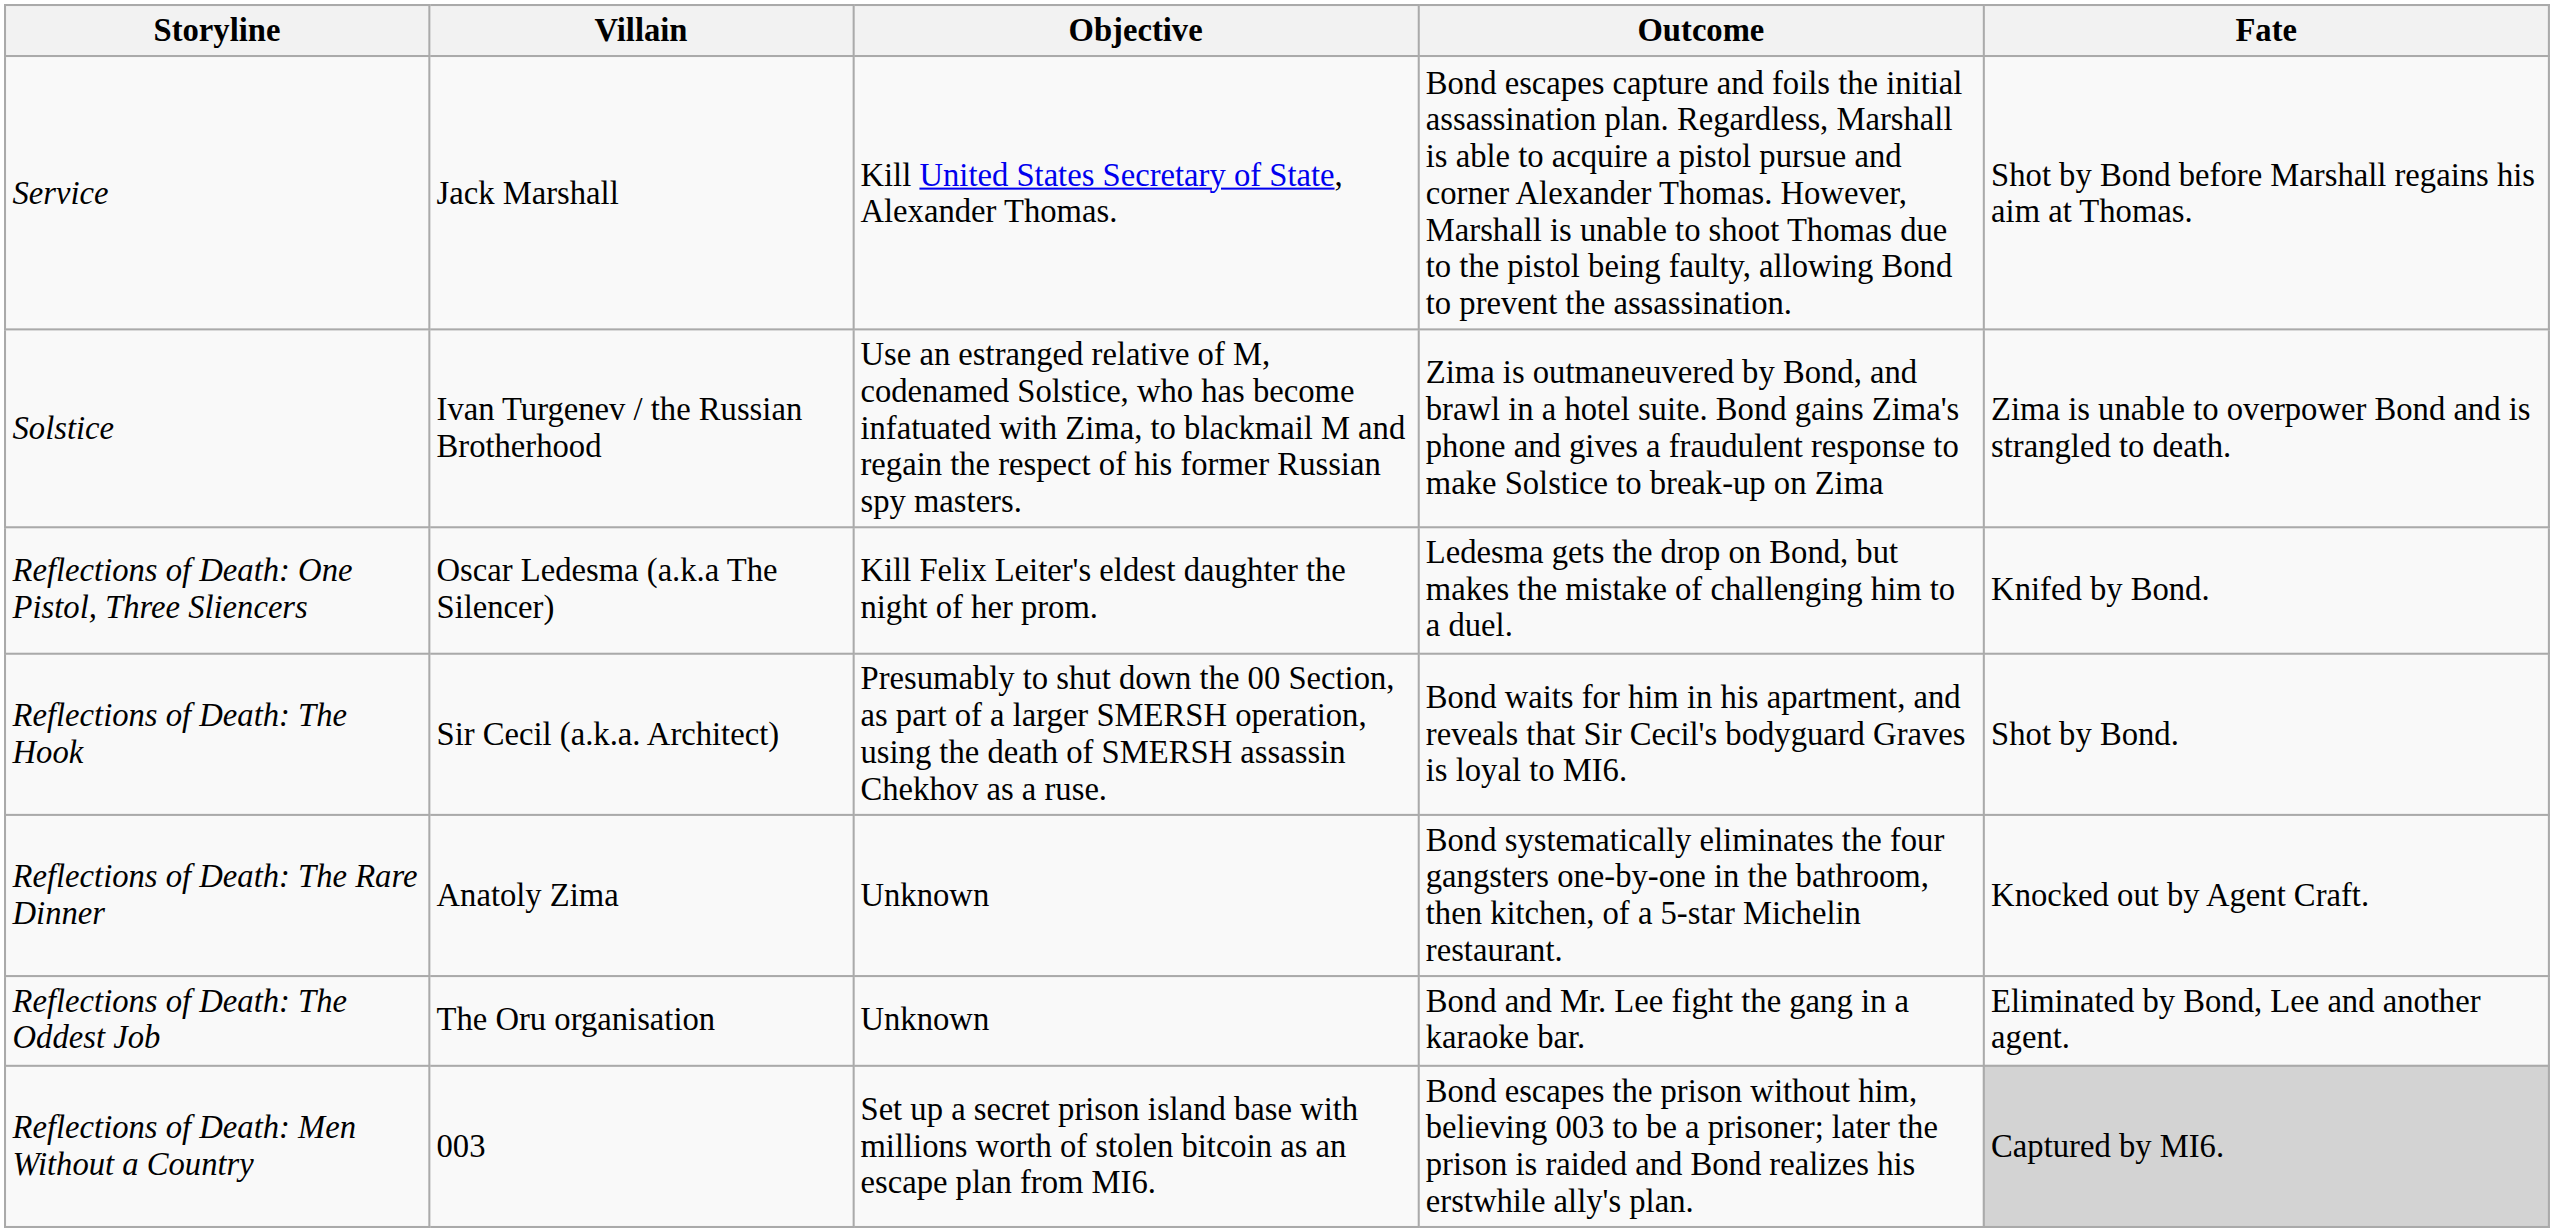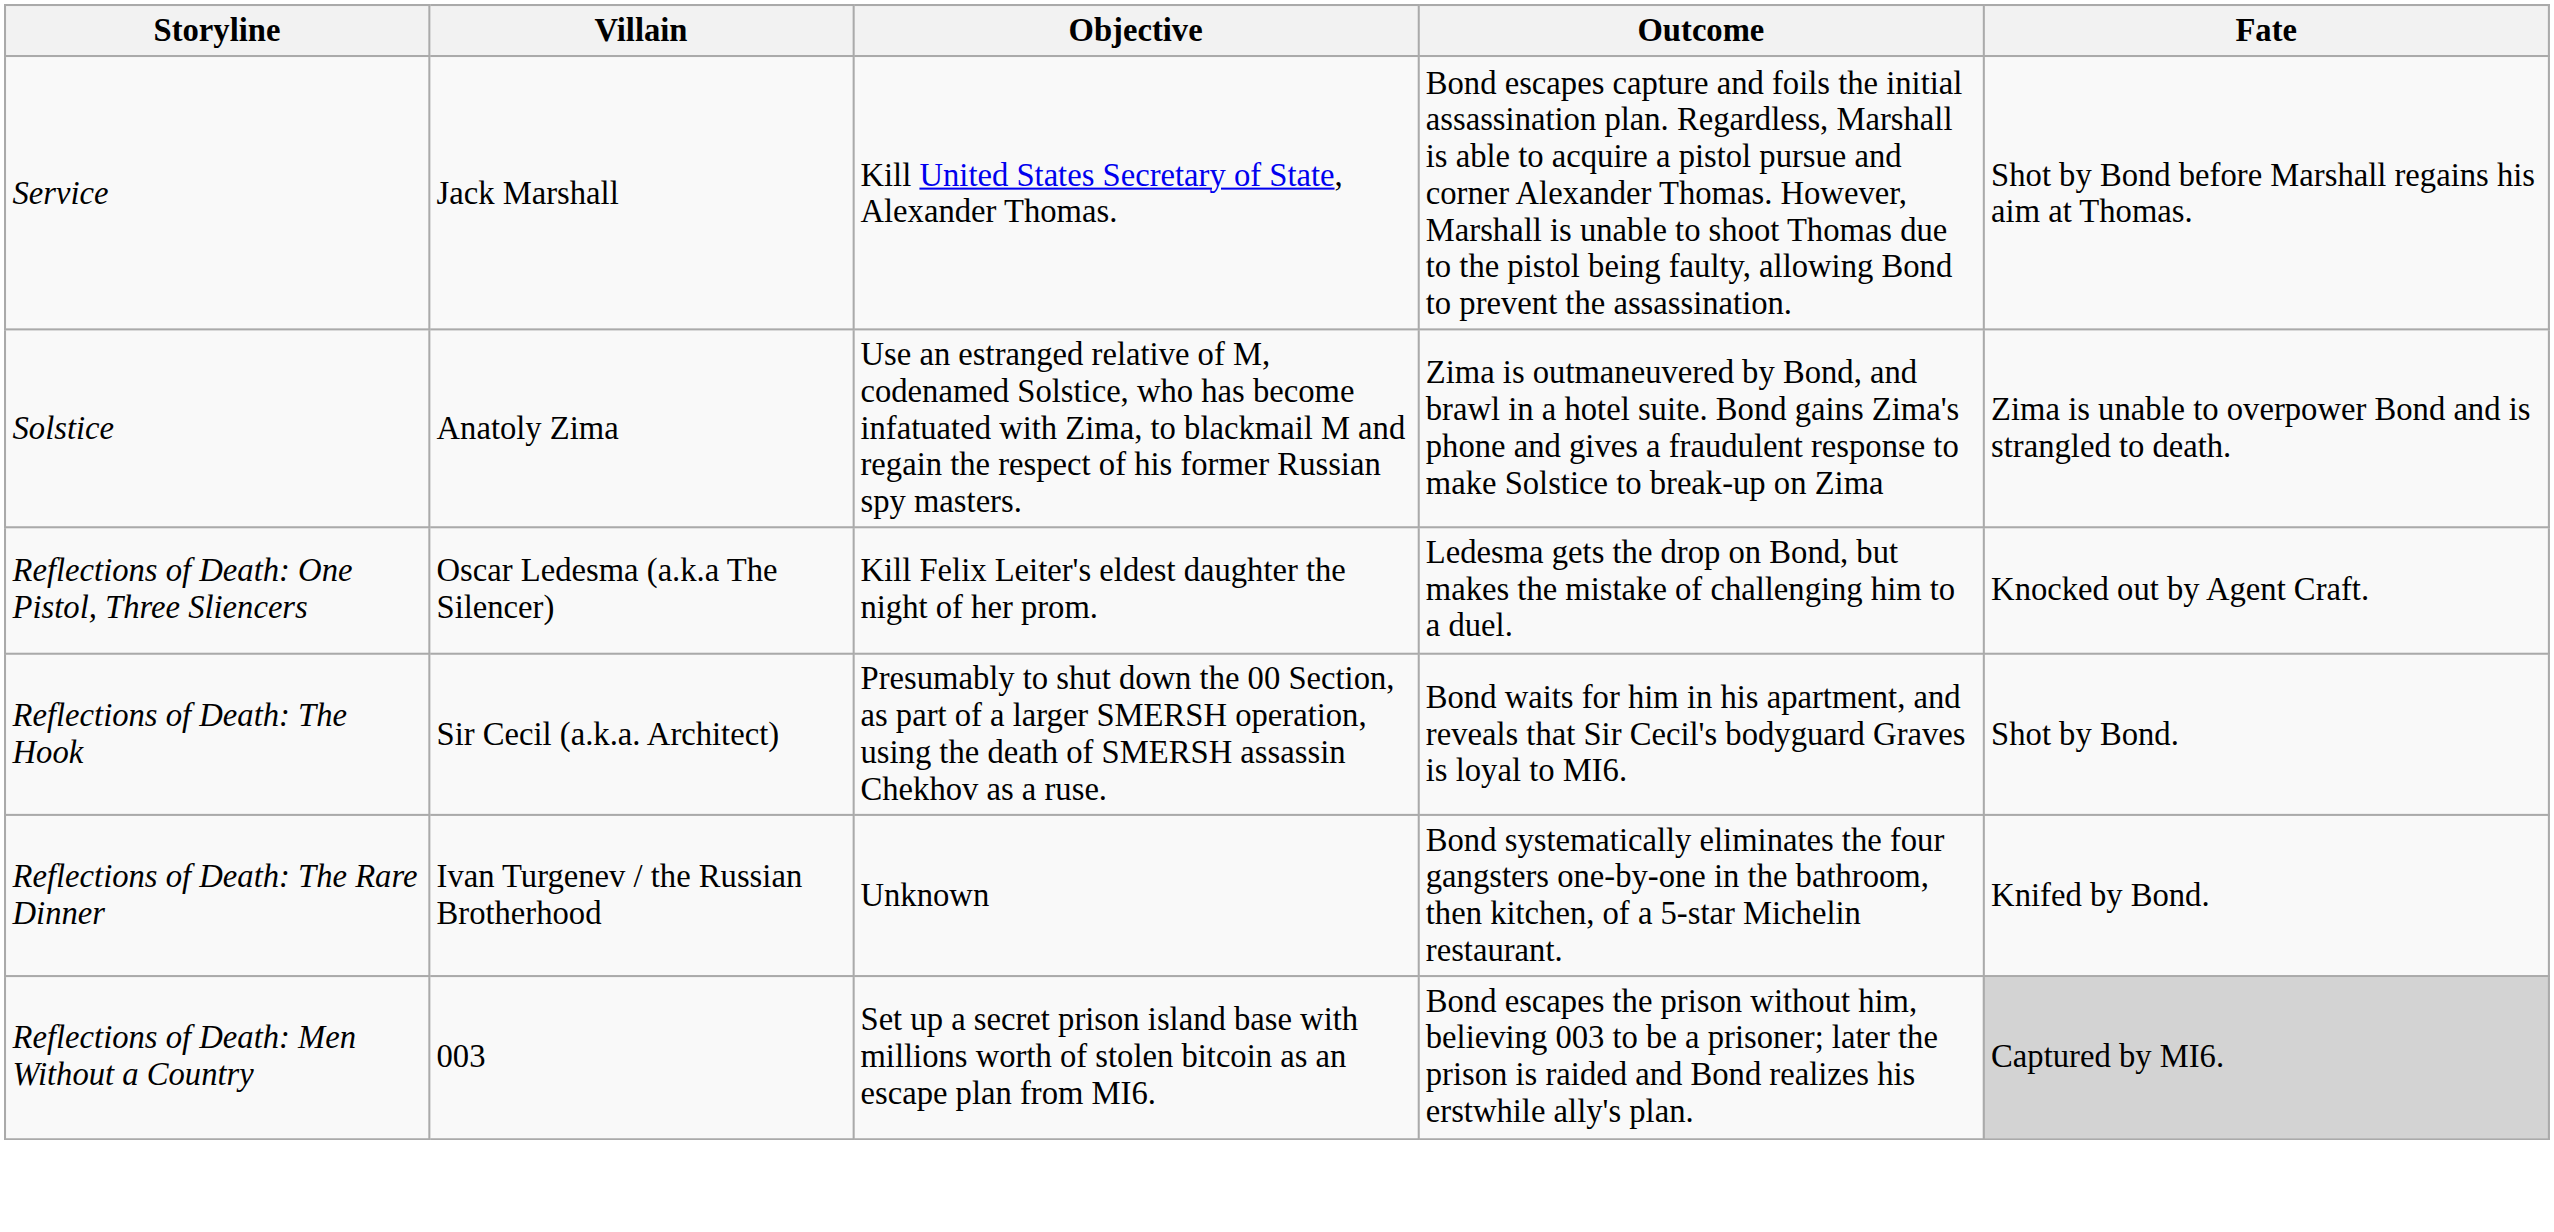(619, 427) Ivan Turgenev / the Russian Brotherhood -> (528, 427) Anatoly Zima
(2100, 589) Knifed by Bond. -> (2180, 589) Knocked out by Agent Craft.
(528, 895) Anatoly Zima -> (619, 895) Ivan Turgenev / the Russian Brotherhood
(2180, 895) Knocked out by Agent Craft. -> (2100, 895) Knifed by Bond.
- row: (180, 1020)
